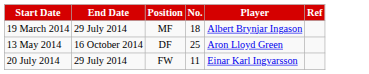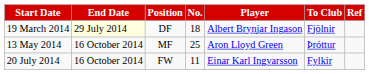+ column: (325, 12)
(100, 28) no background -> (100, 28) lightyellow background
(165, 28) MF -> (165, 28) DF
(165, 45) DF -> (165, 45) MF
(100, 61) 29 July 2014 -> (108, 61) 16 October 2014
